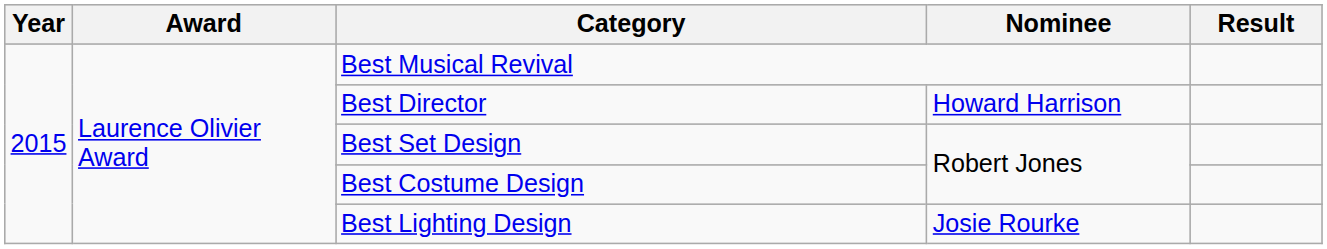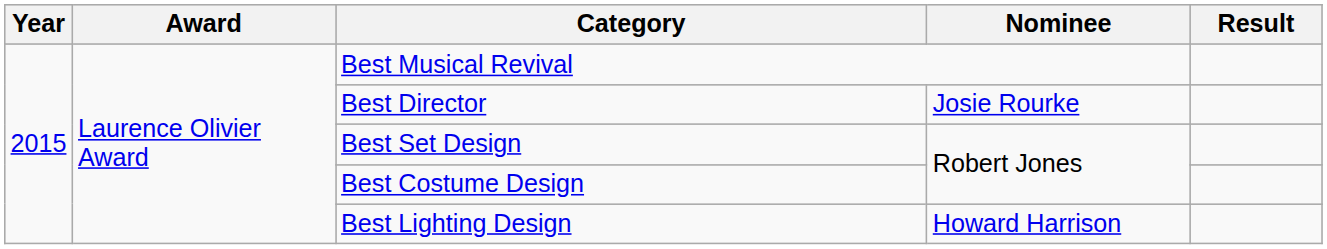(1027, 104) Howard Harrison -> (1006, 104) Josie Rourke
(1006, 223) Josie Rourke -> (1027, 223) Howard Harrison
